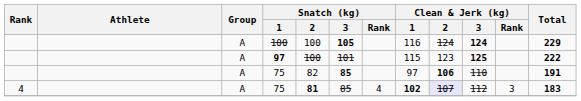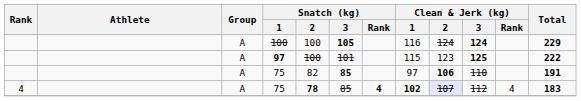(312, 88) 81 -> (312, 88) 78
(379, 88) normal -> (379, 88) bold
(512, 88) 3 -> (512, 88) 4
